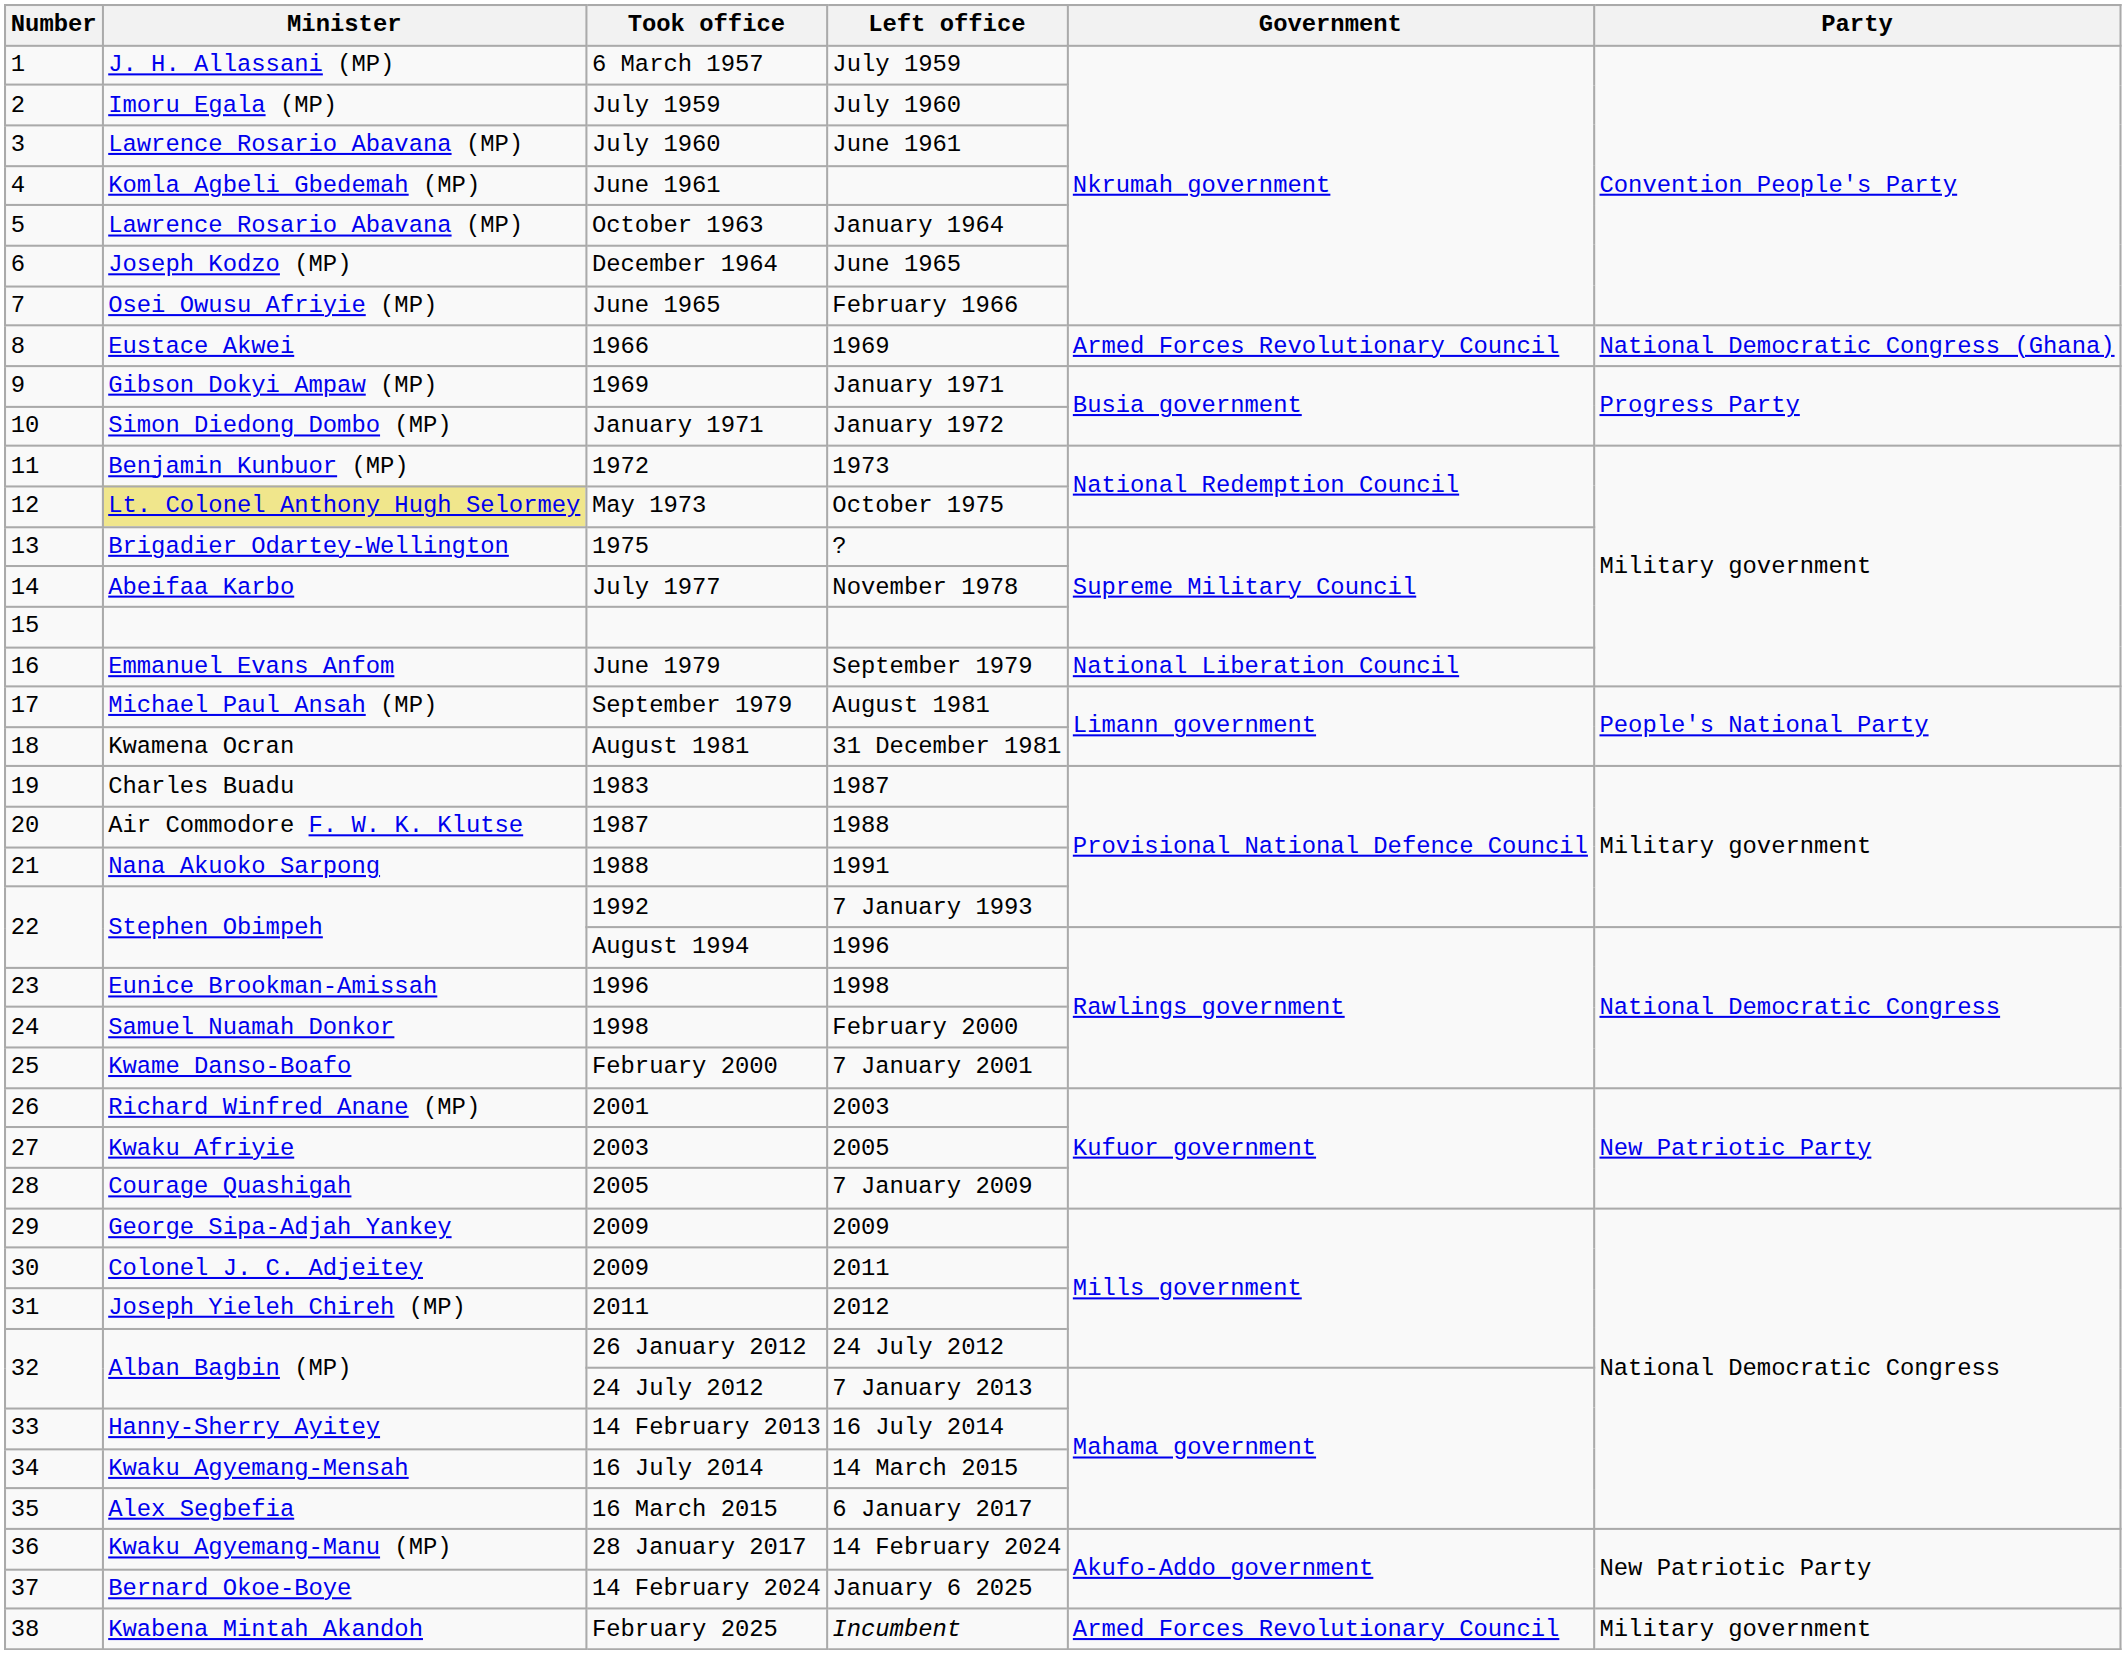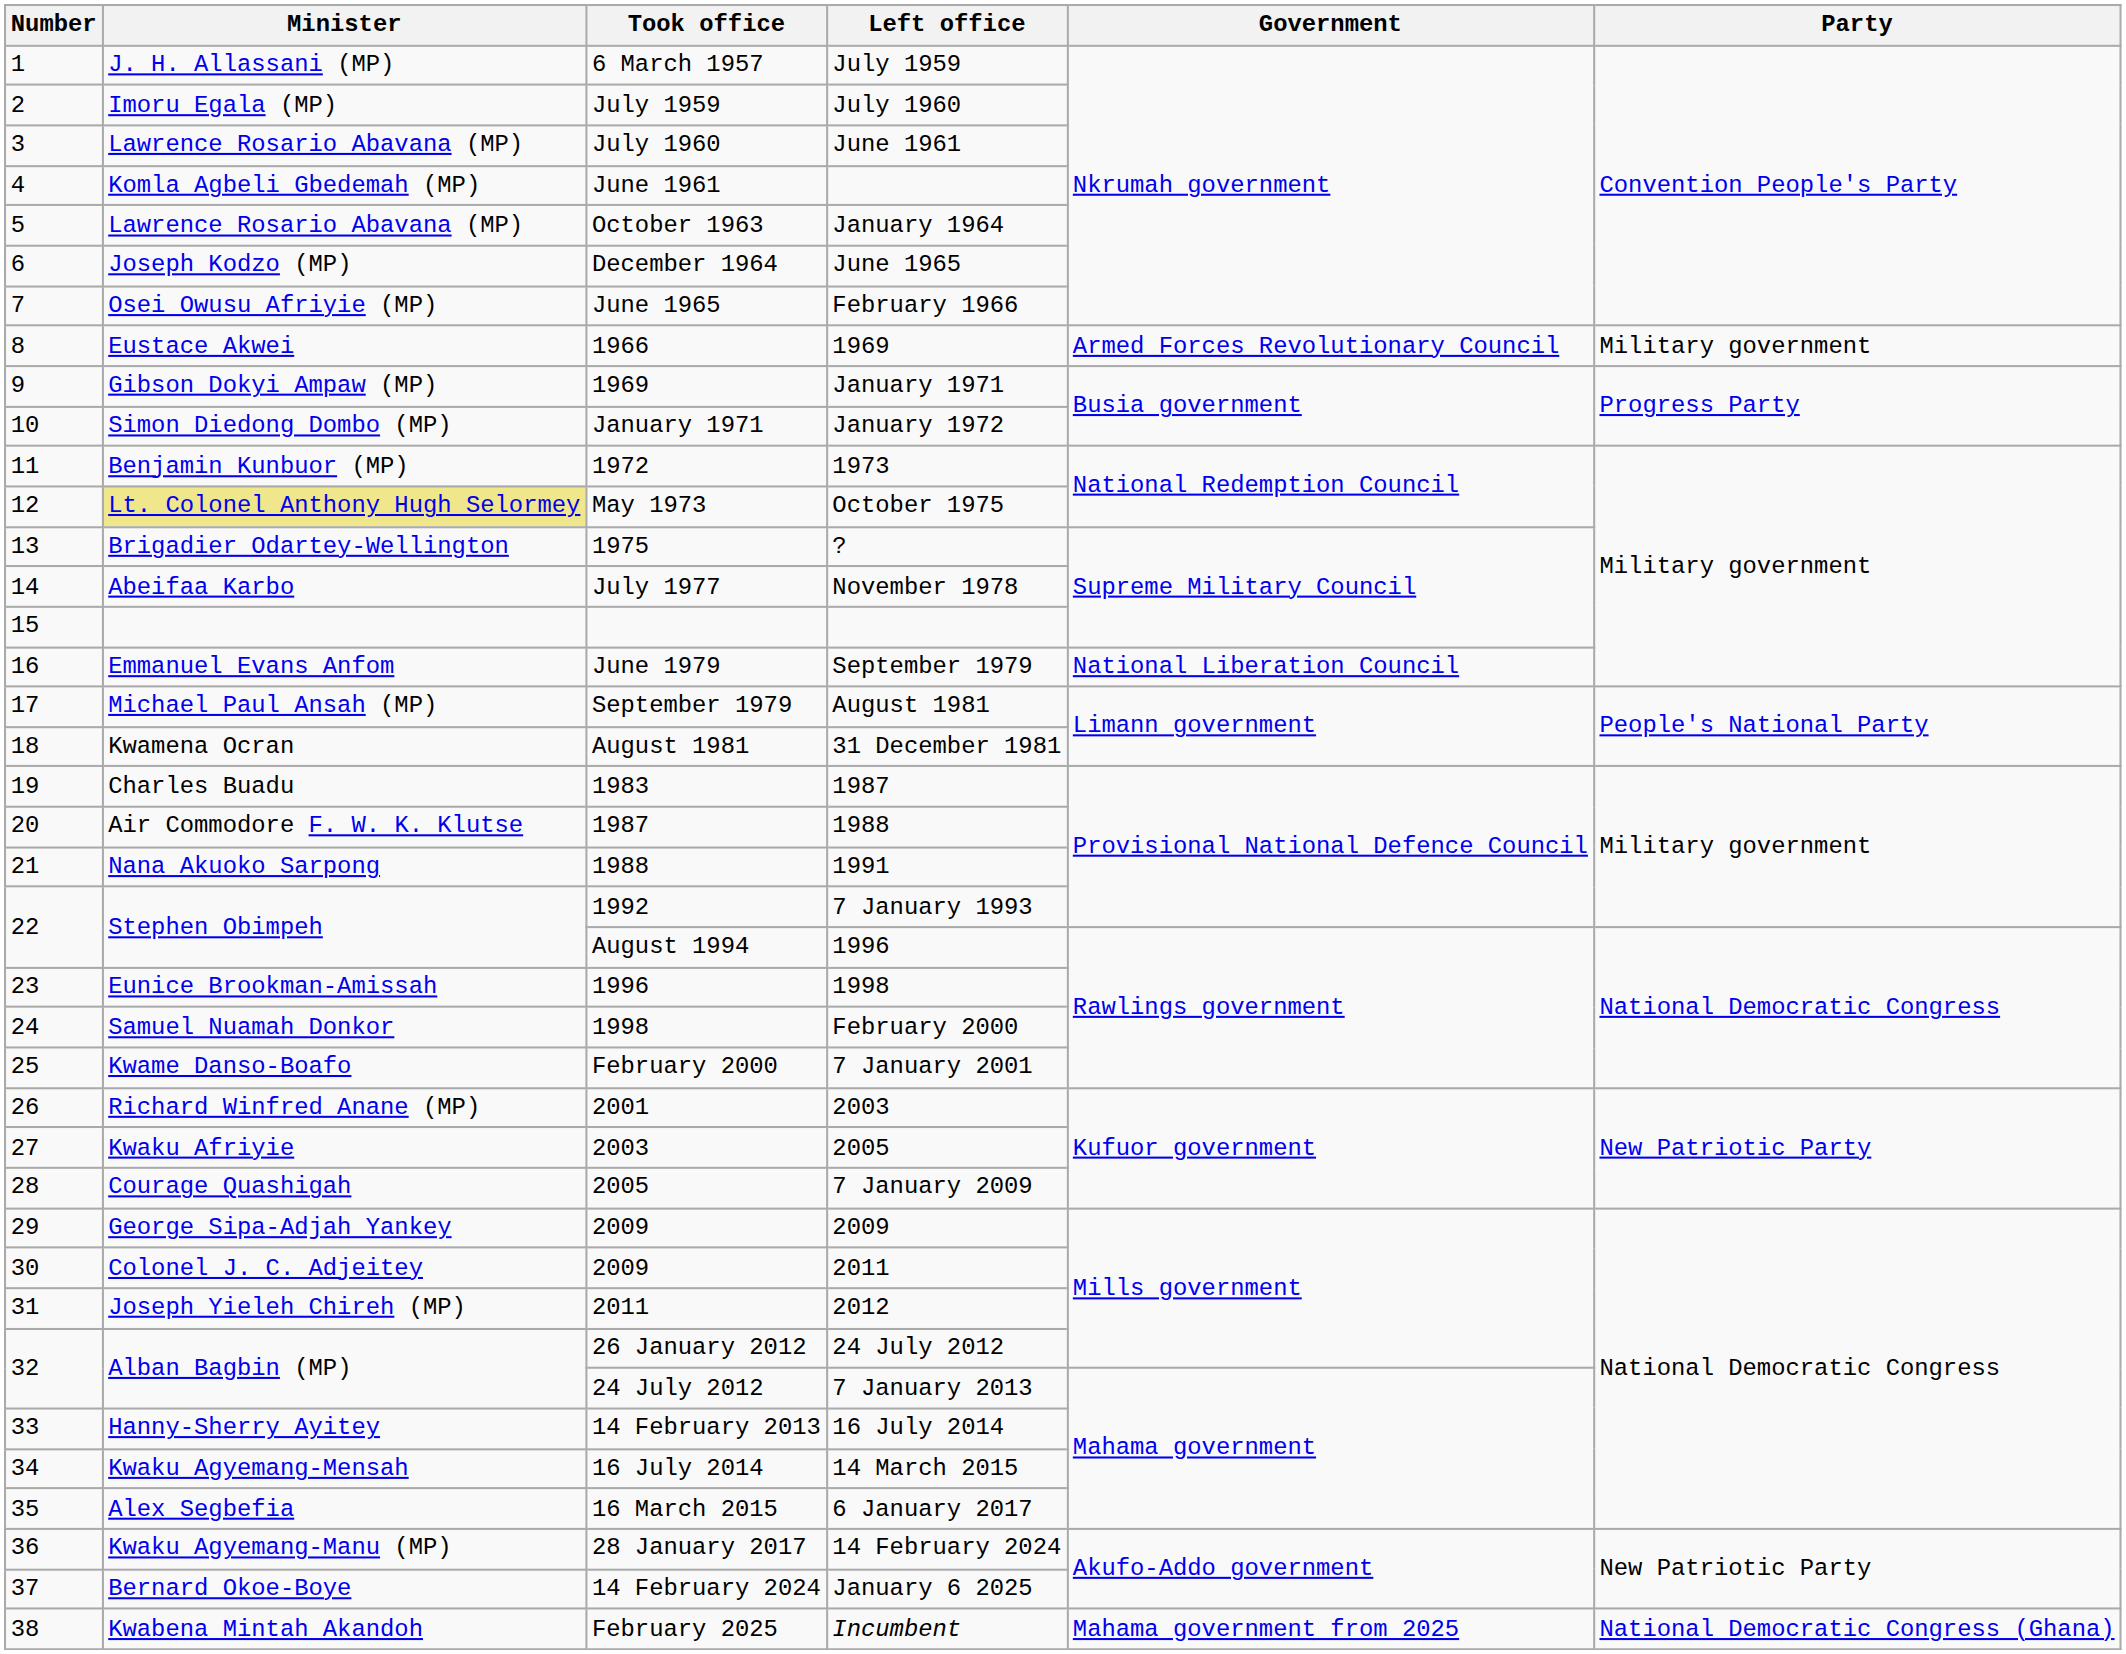(1857, 346) National Democratic Congress (Ghana) -> (1735, 346) Military government
(1316, 1629) Armed Forces Revolutionary Council -> (1266, 1629) Mahama government from 2025
(1735, 1629) Military government -> (1857, 1629) National Democratic Congress (Ghana)
